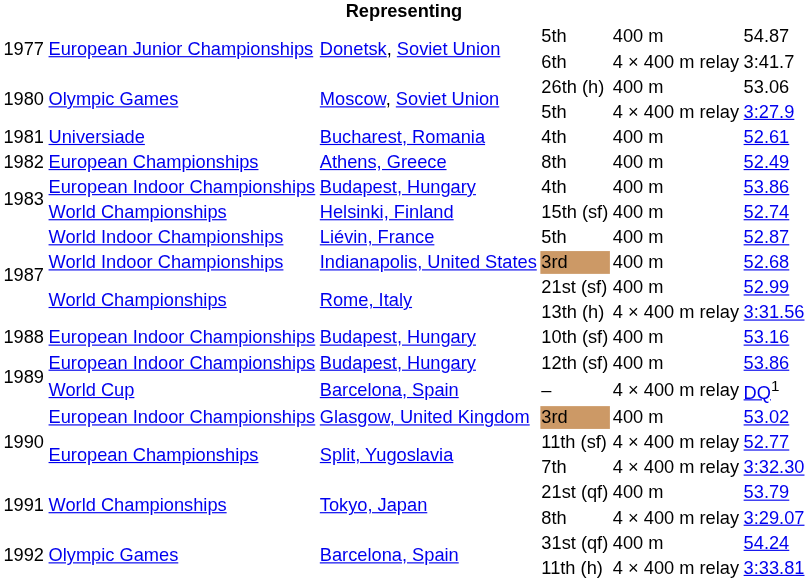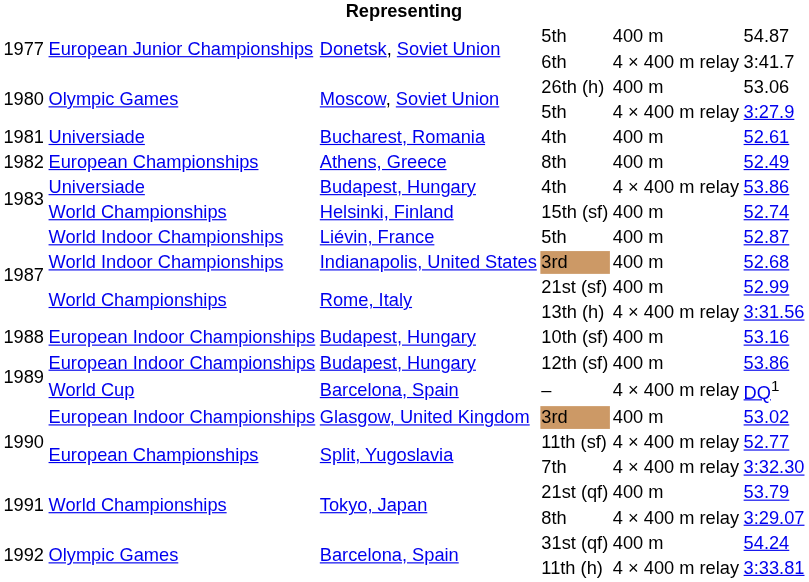(182, 187) European Indoor Championships -> (97, 187) Universiade
(638, 187) 400 m -> (676, 187) 4 × 400 m relay
